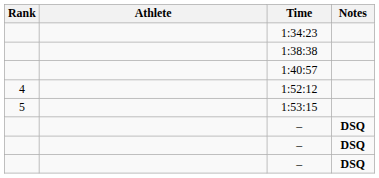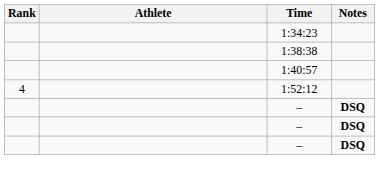- row: (22, 107)
